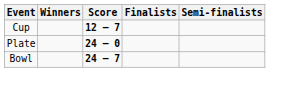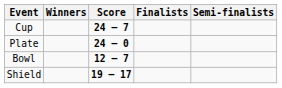(103, 28) 12 – 7 -> (111, 28) 24 – 7
(103, 59) 24 – 7 -> (111, 59) 12 – 7
+ row: (24, 75)
